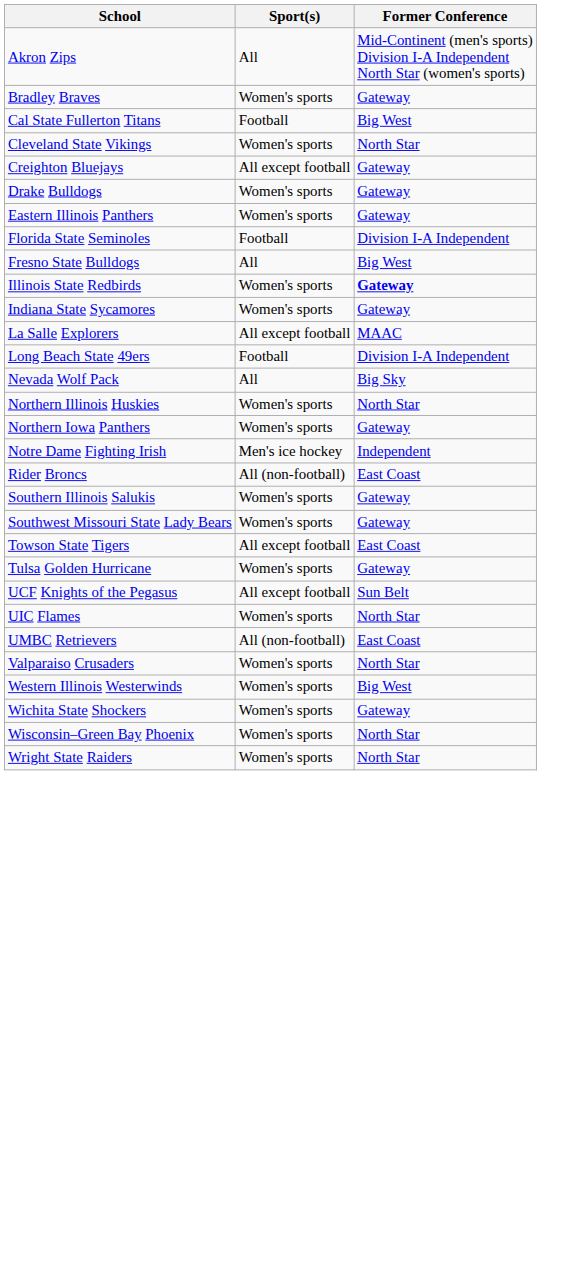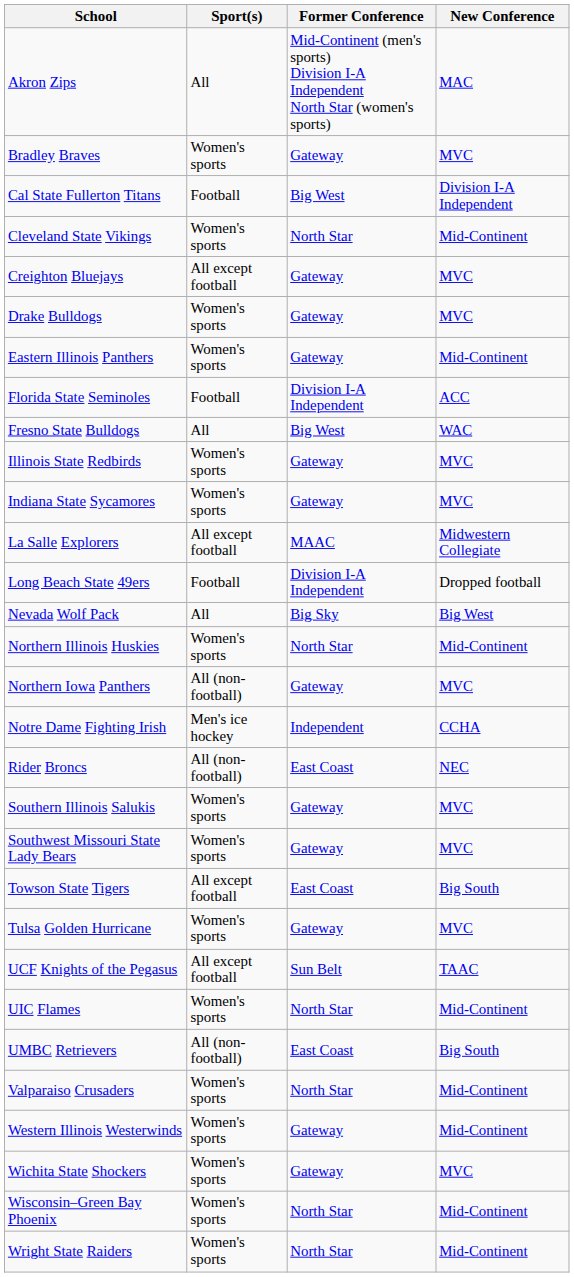+ column: (502, 16)
(385, 285) bold -> (317, 461) normal
(286, 427) Women's sports -> (218, 686) All (non-football)
(384, 686) Big West -> (317, 1130) Gateway
